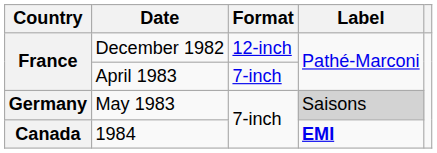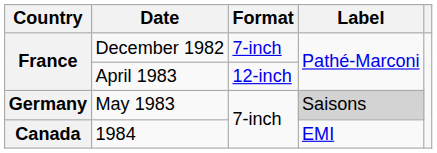(262, 47) 12-inch -> (257, 47) 7-inch
(257, 76) 7-inch -> (262, 76) 12-inch
(318, 133) bold -> (318, 133) normal
